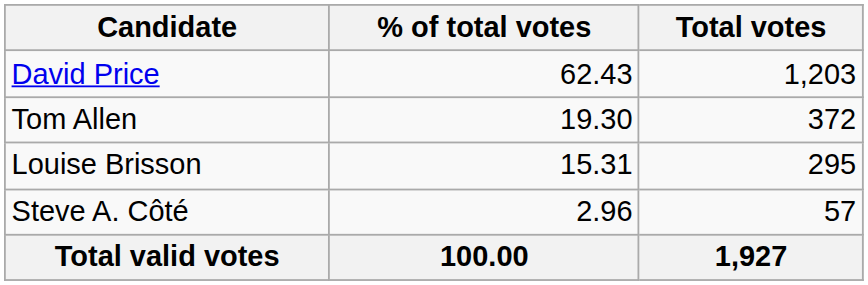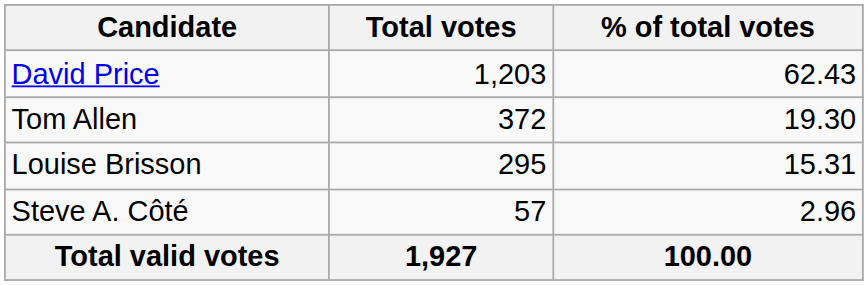columns swapped: (751, 27) <-> (484, 27)
